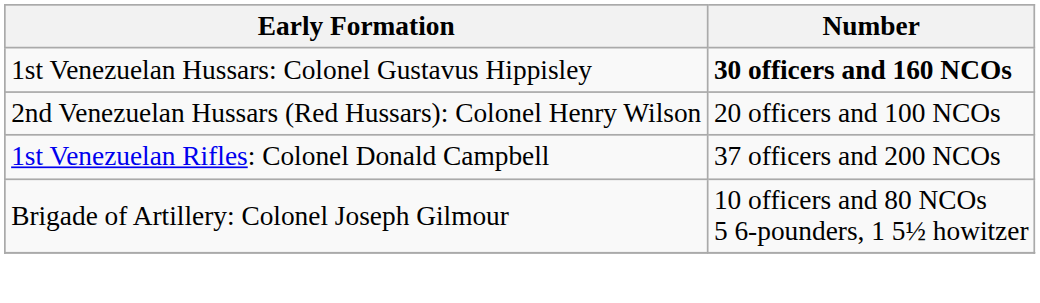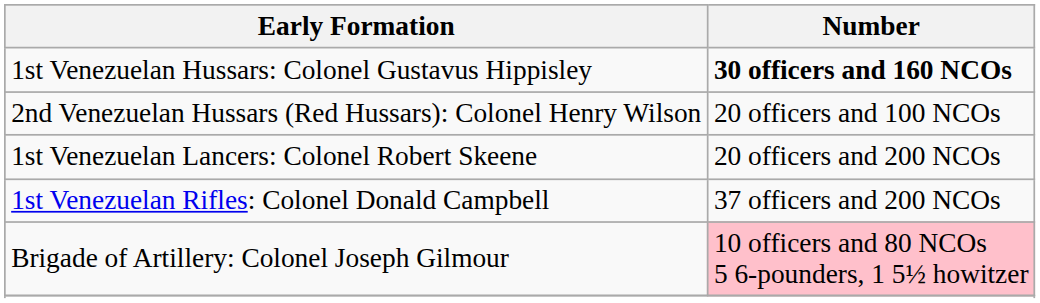+ row: (274, 156)
(871, 215) no background -> (871, 258) pink background
